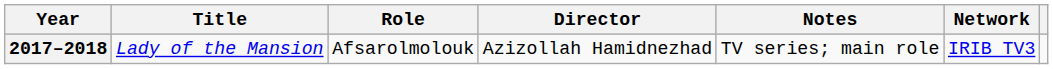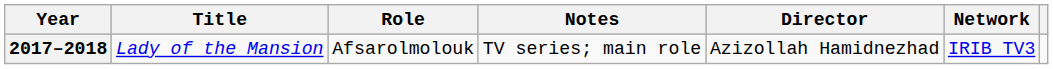columns swapped: (598, 20) <-> (830, 20)
